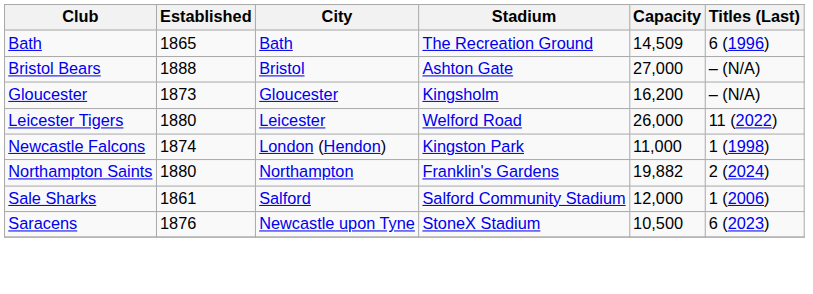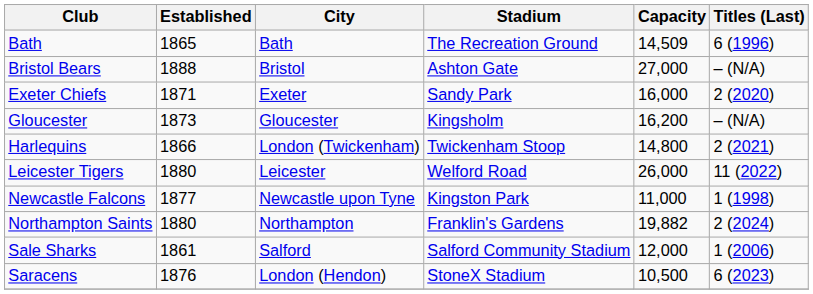+ row: (57, 95)
+ row: (47, 146)
(178, 146) 1874 -> (178, 198) 1877
(323, 146) London (Hendon) -> (337, 198) Newcastle upon Tyne
(337, 224) Newcastle upon Tyne -> (323, 276) London (Hendon)
